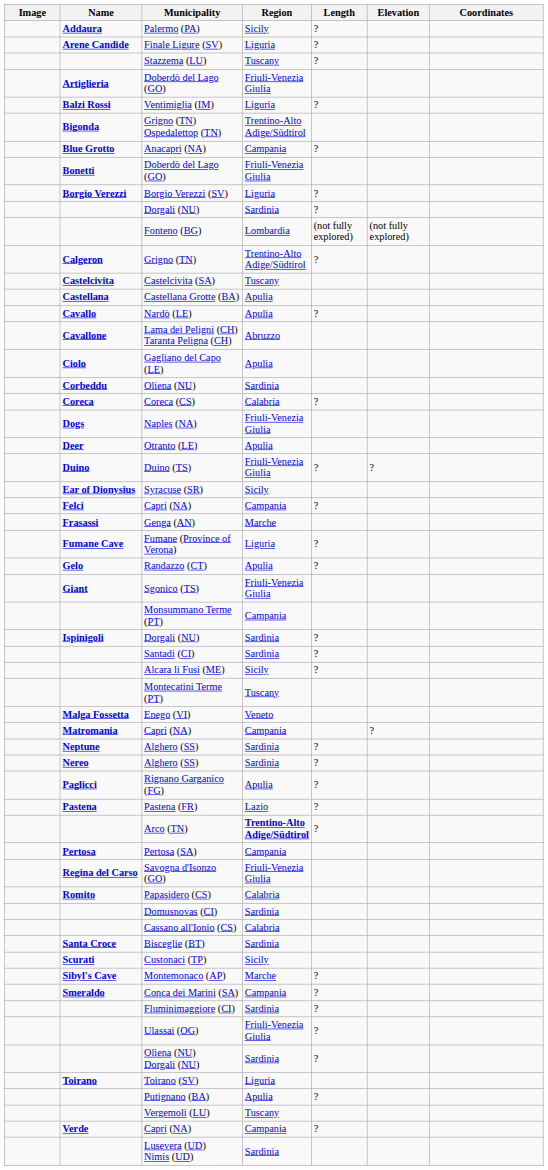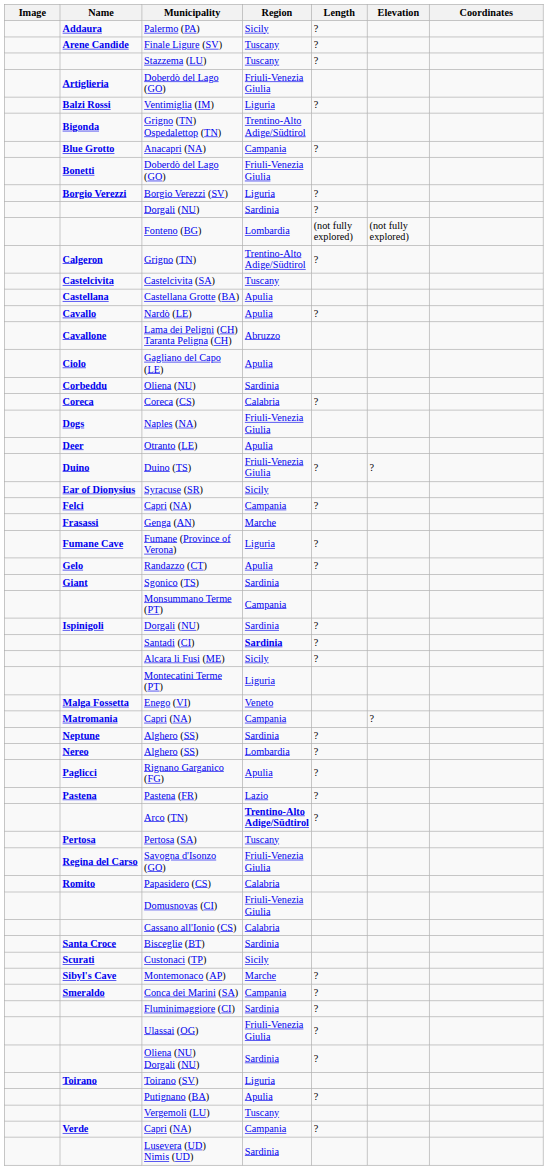(260, 45) Liguria -> (262, 45) Tuscany
(274, 588) Friuli-Venezia Giulia -> (262, 582) Sardinia
(262, 654) normal -> (264, 642) bold
(262, 692) Tuscany -> (260, 681) Liguria
(262, 763) Sardinia -> (267, 751) Lombardia
(266, 851) Campania -> (262, 839) Tuscany
(262, 911) Sardinia -> (274, 905) Friuli-Venezia Giulia
